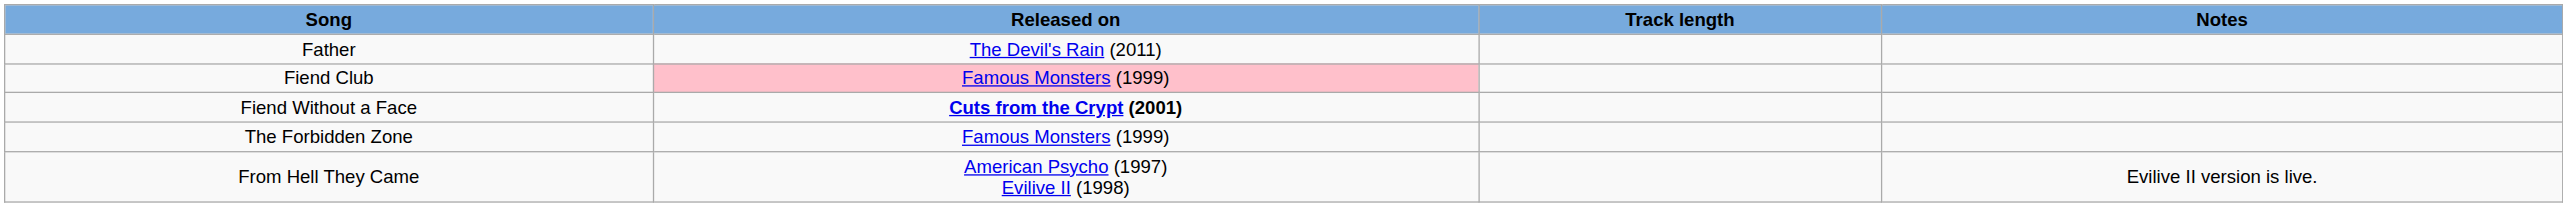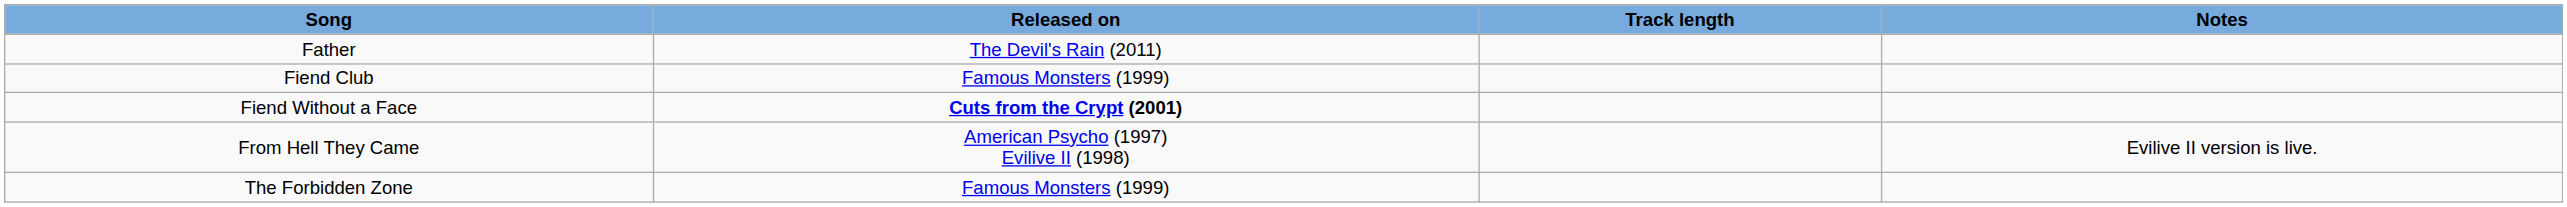(1066, 78) pink background -> (1066, 78) no background
rows swapped: (329, 137) <-> (329, 176)
